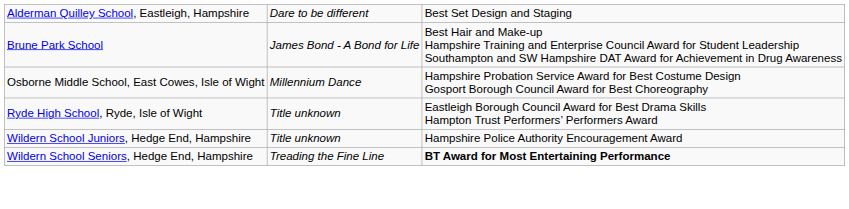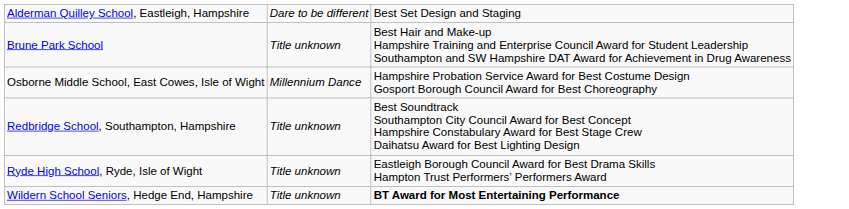(345, 44) James Bond - A Bond for Life -> (305, 44) Title unknown
+ row: (121, 126)
- row: (129, 138)
(327, 156) Treading the Fine Line -> (305, 195) Title unknown
